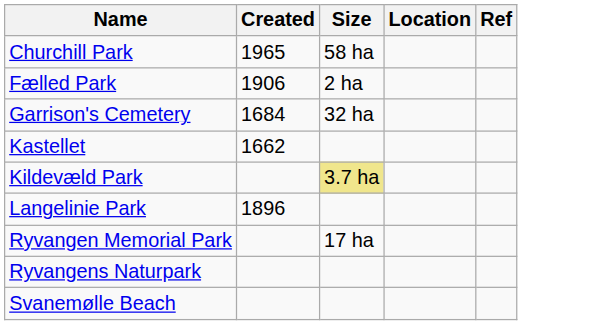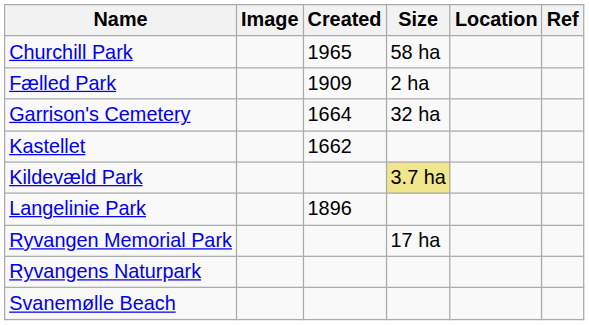+ column: (270, 20)
(263, 83) 1906 -> (330, 83) 1909
(263, 114) 1684 -> (330, 114) 1664
